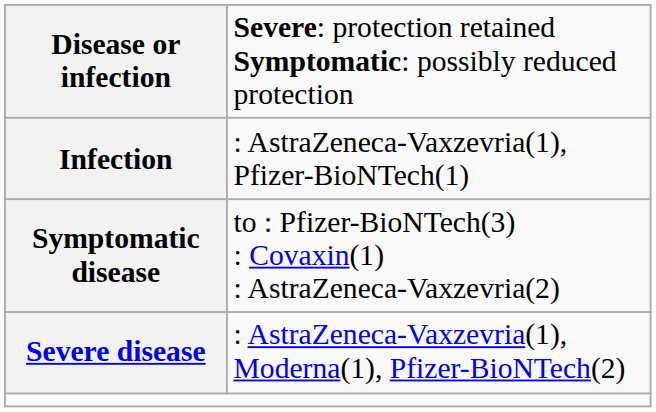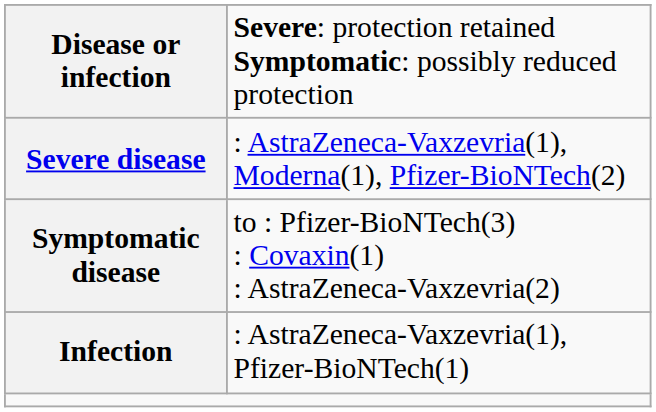rows swapped: (116, 351) <-> (116, 158)
